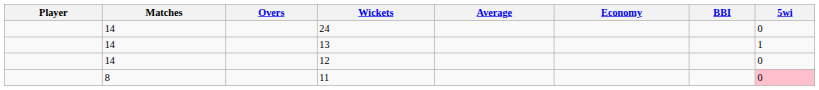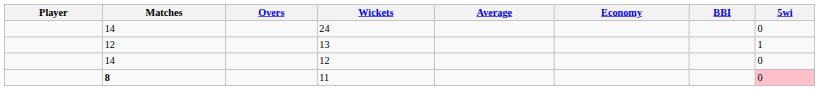(110, 45) 14 -> (110, 45) 12
(107, 77) normal -> (107, 77) bold
